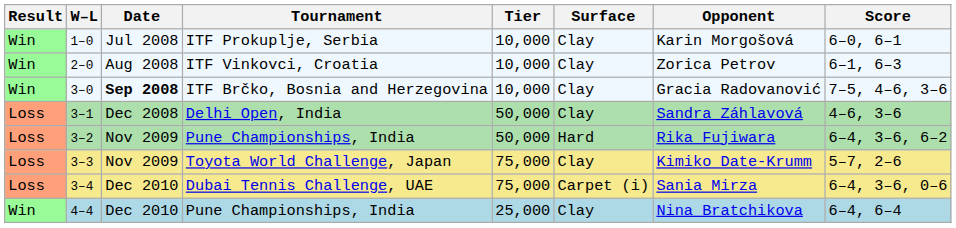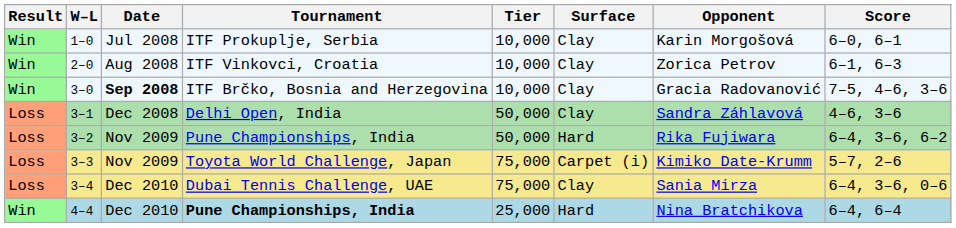(576, 162) Clay -> (603, 162) Carpet (i)
(603, 186) Carpet (i) -> (576, 186) Clay
(300, 210) normal -> (300, 210) bold
(576, 210) Clay -> (576, 210) Hard
